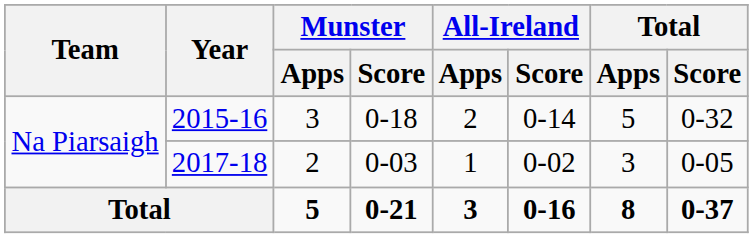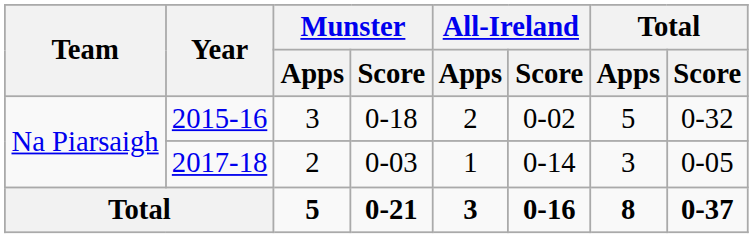(549, 118) 0-14 -> (549, 118) 0-02
(549, 163) 0-02 -> (549, 163) 0-14
